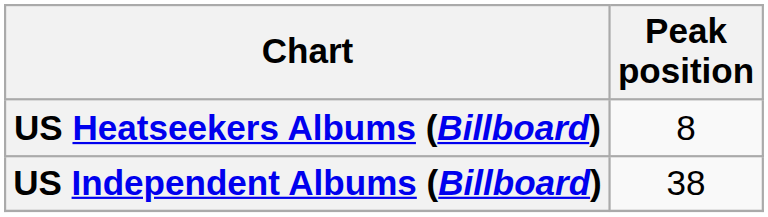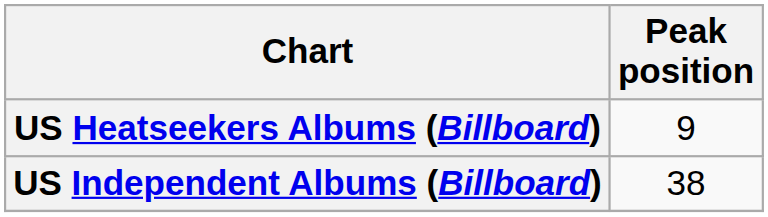(686, 127) 8 -> (686, 127) 9
